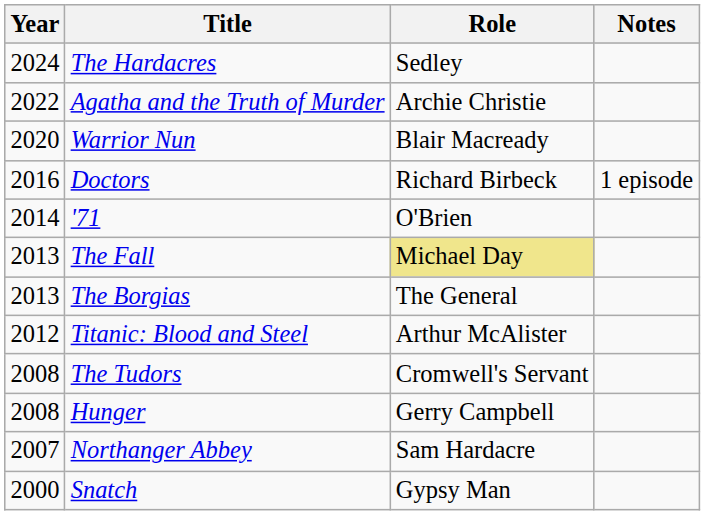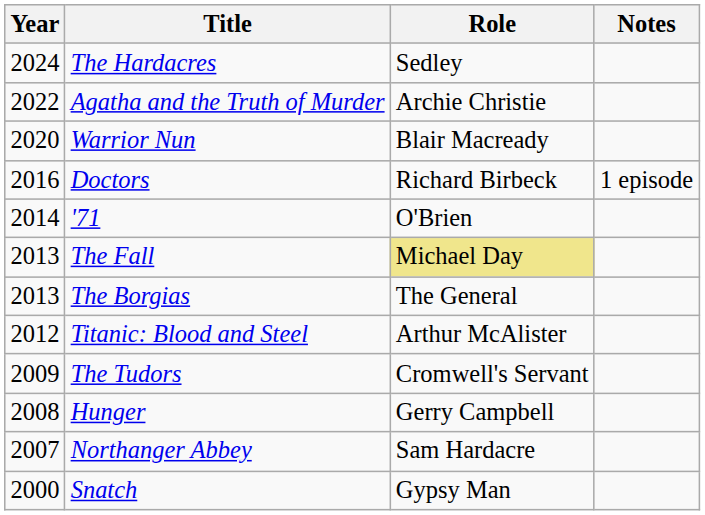(35, 373) 2008 -> (35, 373) 2009
